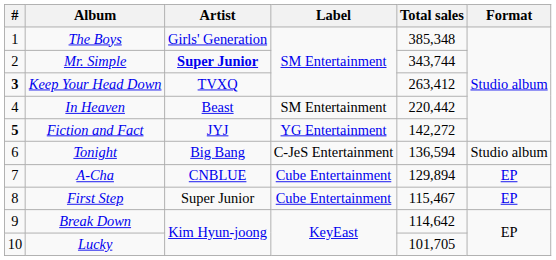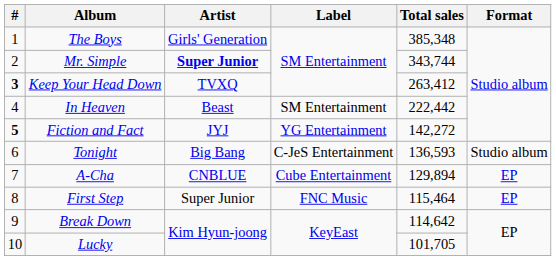(432, 107) 220,442 -> (432, 107) 222,442
(432, 152) 136,594 -> (432, 152) 136,593
(334, 198) Cube Entertainment -> (334, 198) FNC Music
(432, 198) 115,467 -> (432, 198) 115,464
